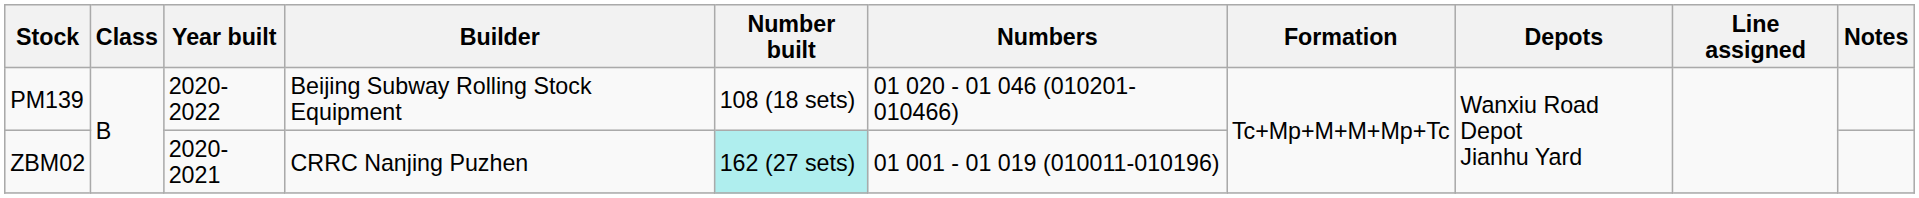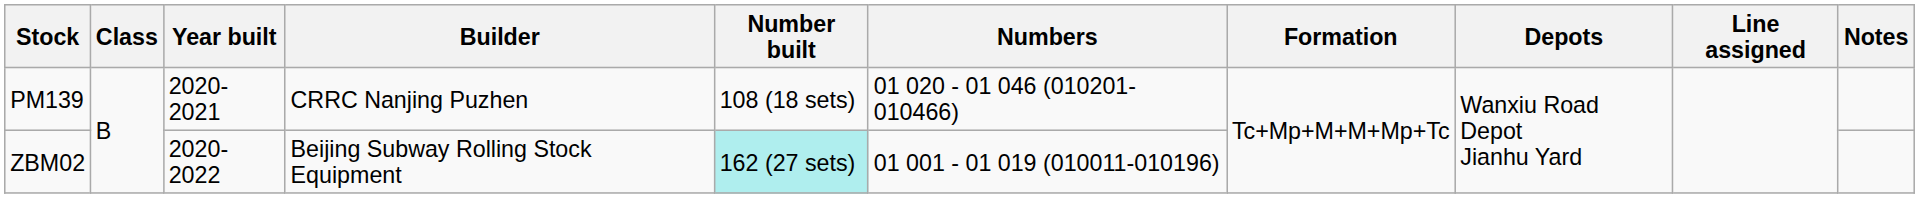(198, 99) 2020-2022 -> (198, 99) 2020-2021
(441, 99) Beijing Subway Rolling Stock Equipment -> (409, 99) CRRC Nanjing Puzhen
(198, 162) 2020-2021 -> (198, 162) 2020-2022
(409, 162) CRRC Nanjing Puzhen -> (441, 162) Beijing Subway Rolling Stock Equipment
